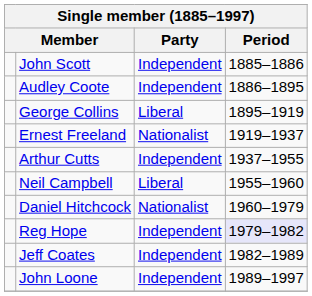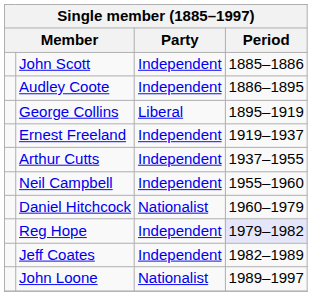(173, 135) Nationalist -> (180, 135) Independent
(161, 183) Liberal -> (180, 183) Independent
(180, 278) Independent -> (173, 278) Nationalist
